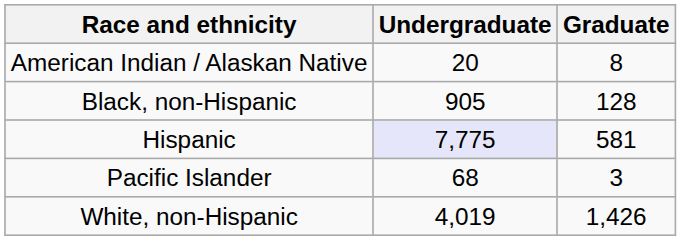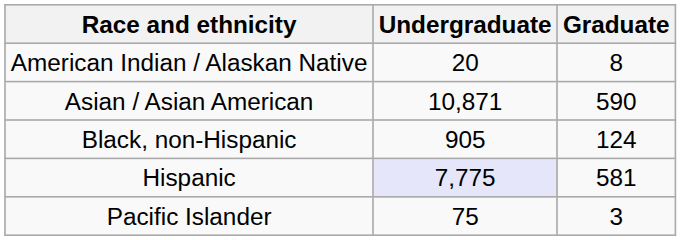+ row: (189, 101)
(616, 101) 128 -> (616, 140) 124
(465, 178) 68 -> (465, 217) 75
- row: (189, 217)
